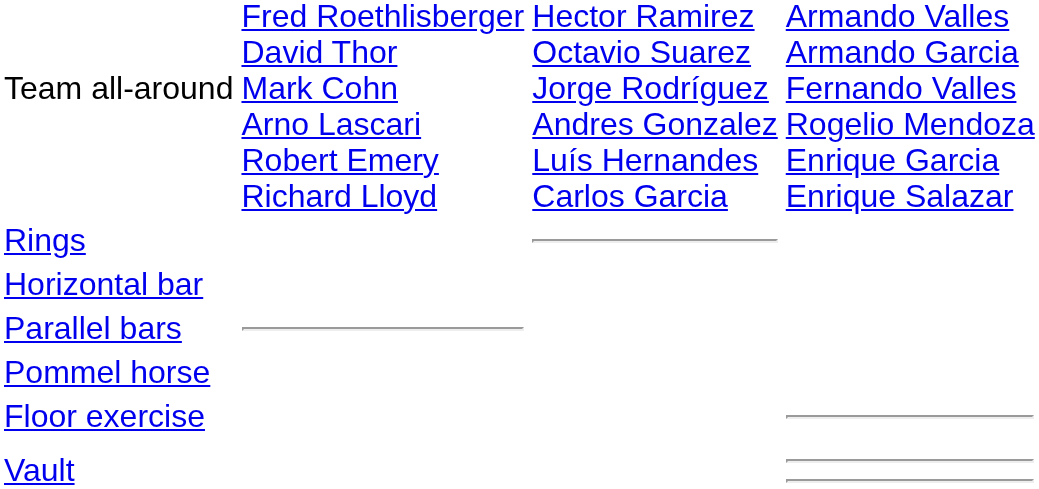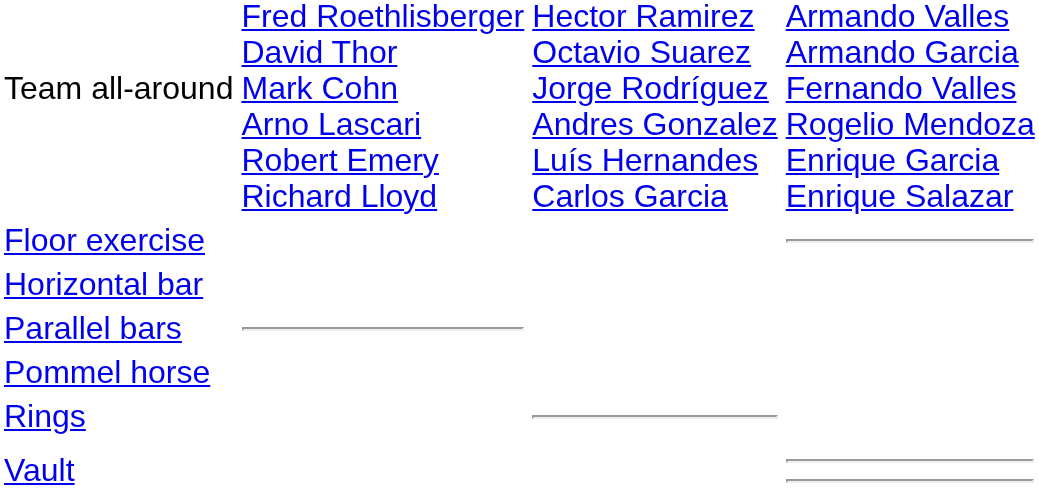rows swapped: (104, 416) <-> (45, 240)
